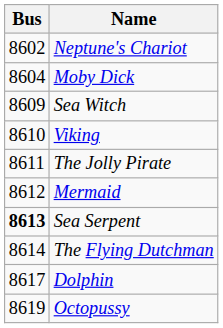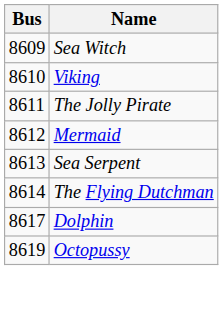- row: (120, 47)
- row: (94, 76)
(27, 221) bold -> (27, 163) normal
